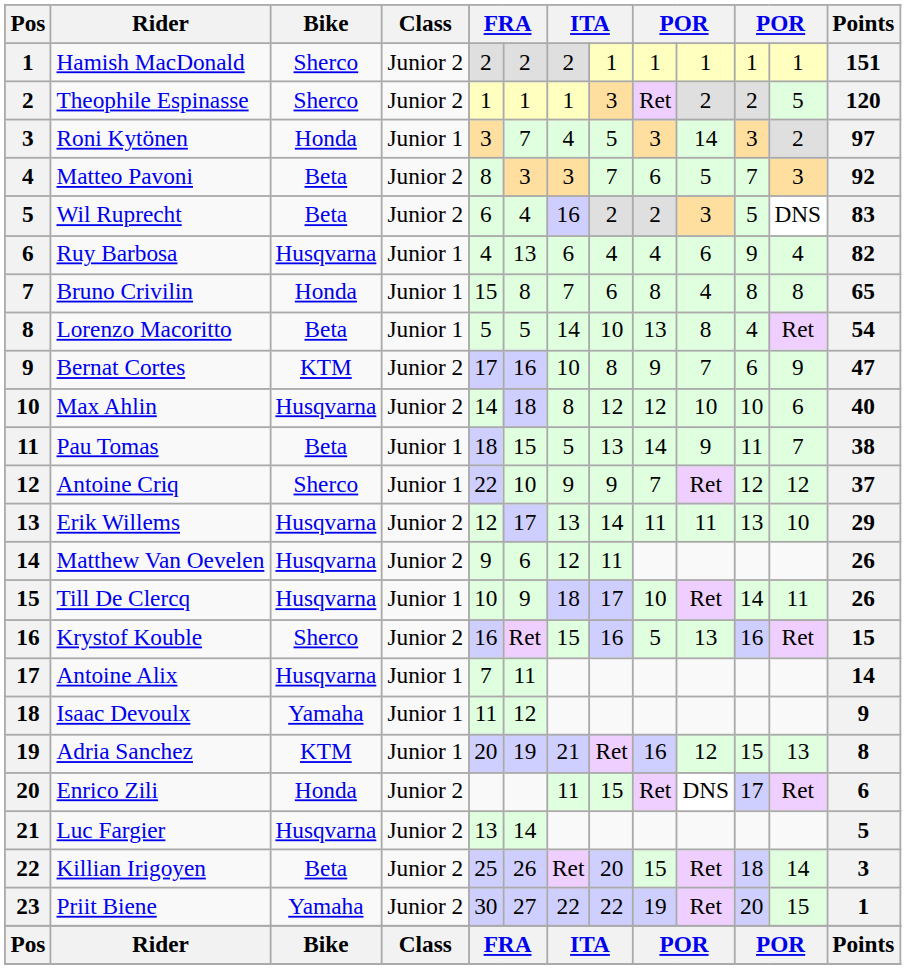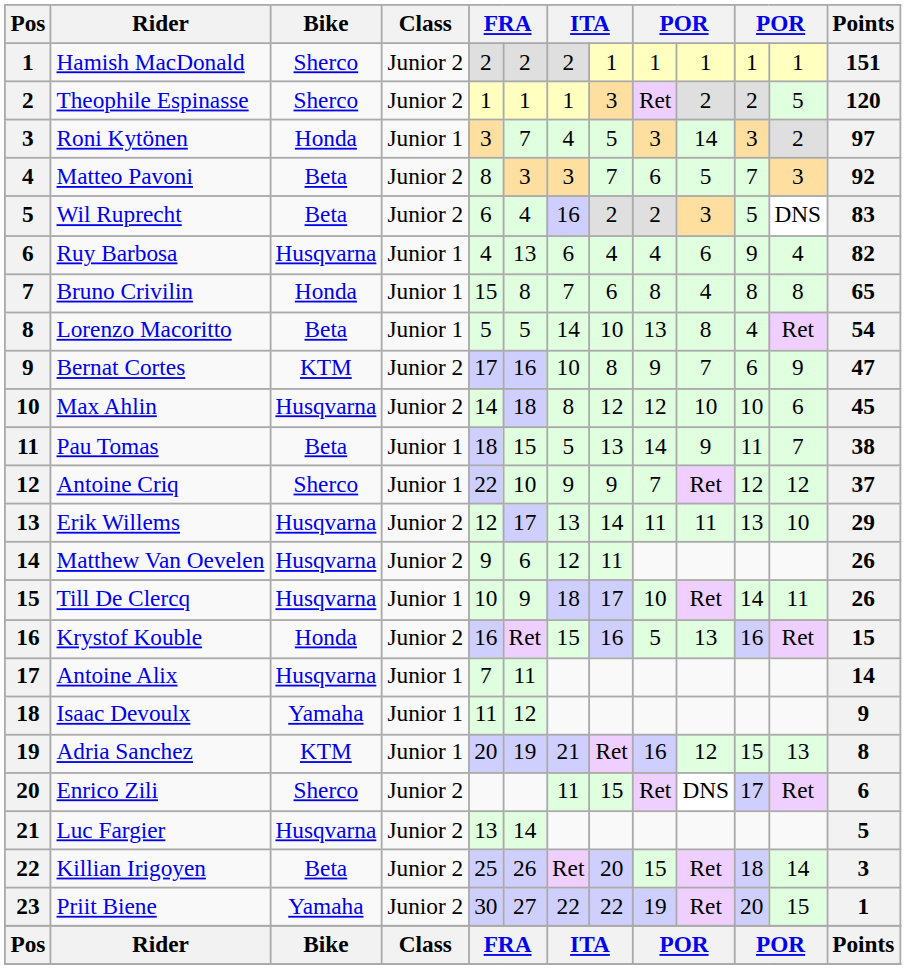(863, 407) 40 -> (863, 407) 45
(326, 637) Sherco -> (326, 637) Honda
(326, 791) Honda -> (326, 791) Sherco
